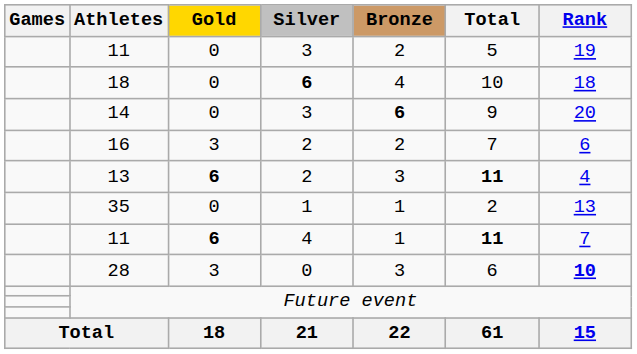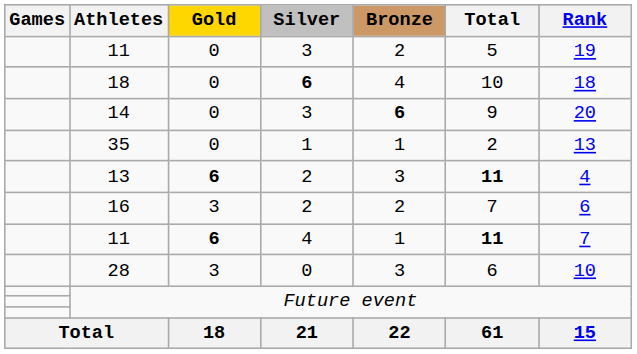rows swapped: (119, 208) <-> (119, 145)
(585, 270) bold -> (585, 270) normal
